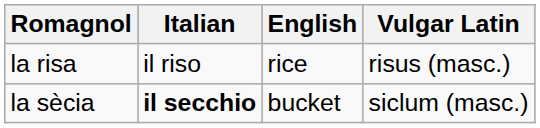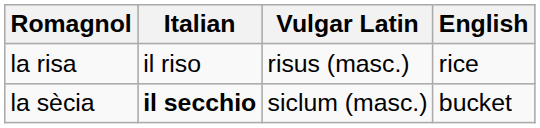columns swapped: (449, 24) <-> (312, 24)
